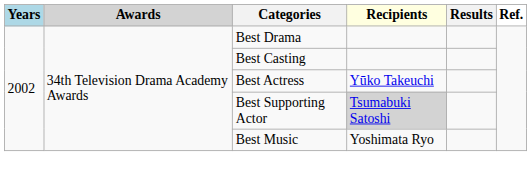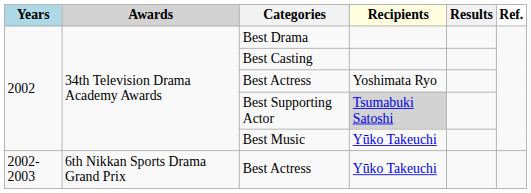(392, 80) Yūko Takeuchi -> (395, 80) Yoshimata Ryo
(392, 140) Yoshimata Ryo -> (395, 140) Yūko Takeuchi
+ row: (24, 169)
